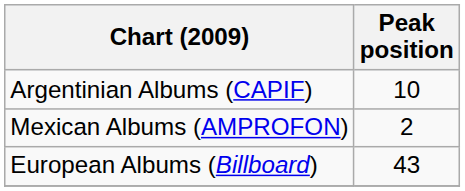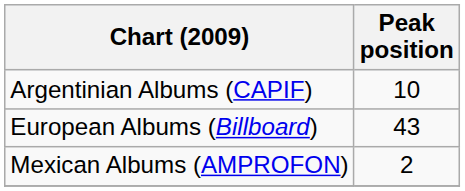rows swapped: (164, 165) <-> (179, 127)
